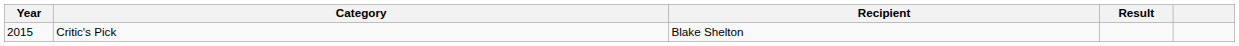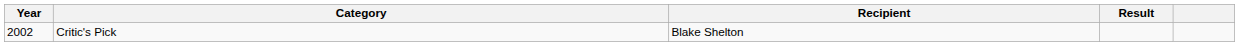(20, 32) 2015 -> (20, 32) 2002
